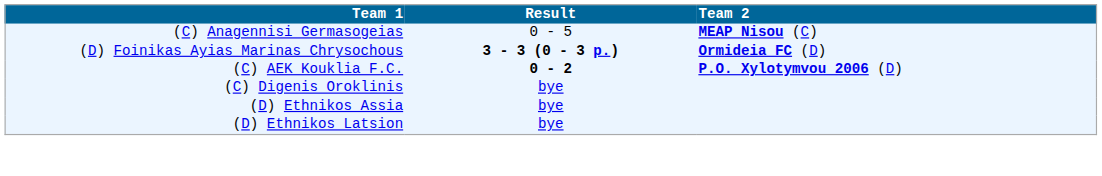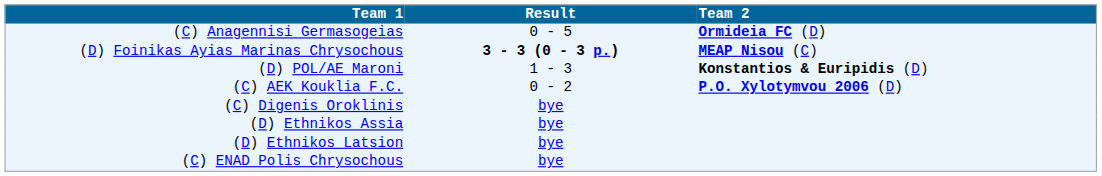(758, 33) MEAP Nisou (C) -> (762, 33) Ormideia FC (D)
(762, 51) Ormideia FC (D) -> (758, 51) MEAP Nisou (C)
+ row: (331, 70)
(551, 70) bold -> (551, 88) normal
+ row: (292, 162)
